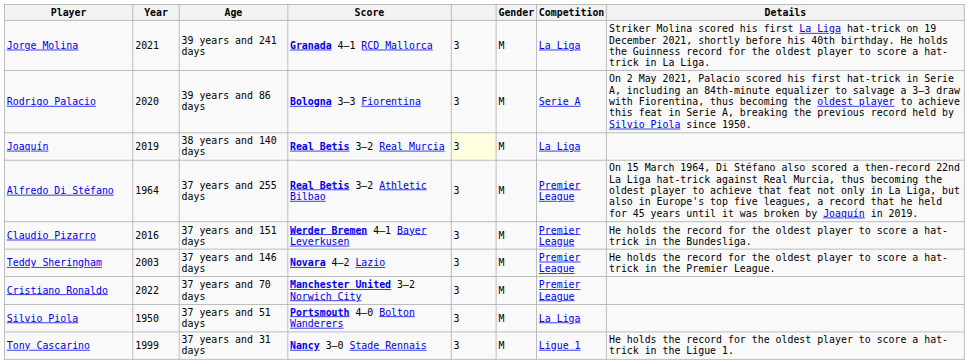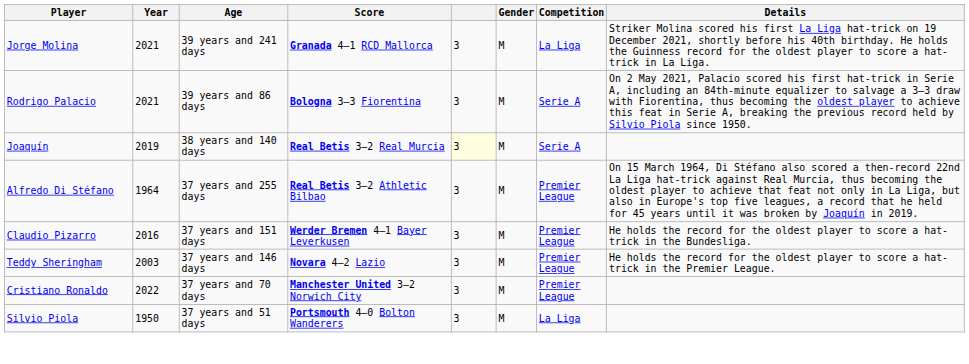(147, 102) 2020 -> (147, 102) 2021
(560, 146) La Liga -> (560, 146) Serie A
- row: (48, 345)
